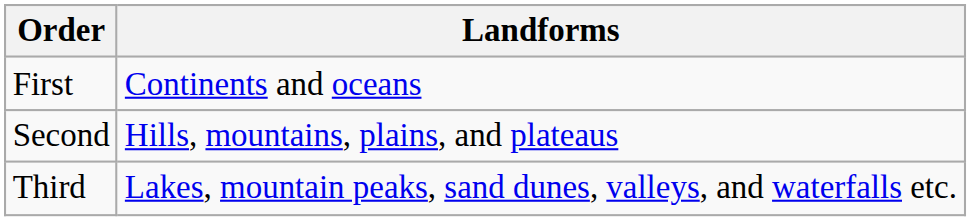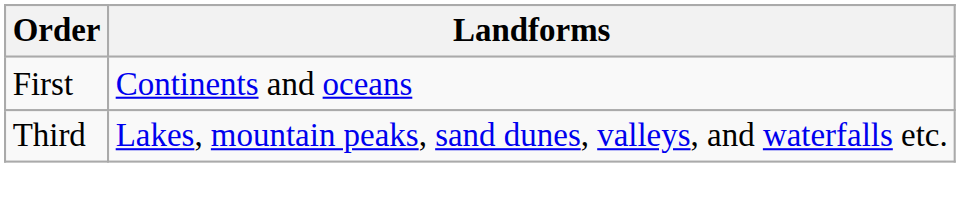- row: (61, 135)
